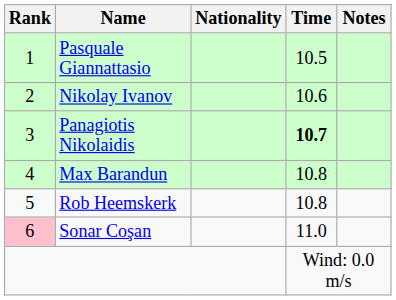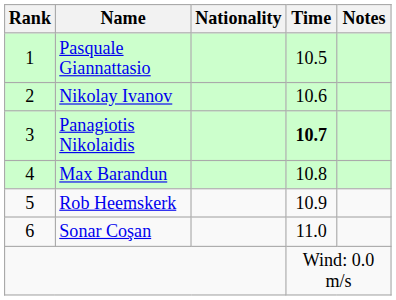(311, 202) 10.8 -> (311, 202) 10.9
(30, 231) pink background -> (30, 231) no background
